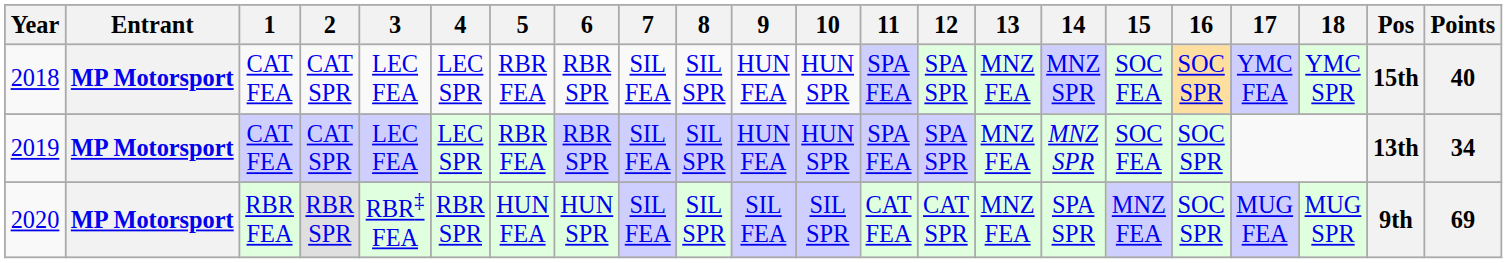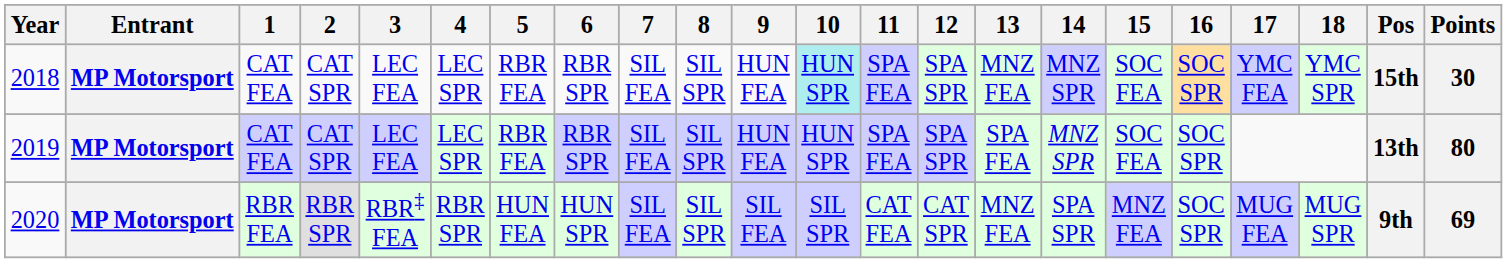(828, 78) no background -> (828, 78) paleturquoise background
(1463, 78) 40 -> (1463, 78) 30
(1008, 147) MNZ FEA -> (1008, 147) SPA FEA
(1463, 147) 34 -> (1463, 147) 80
